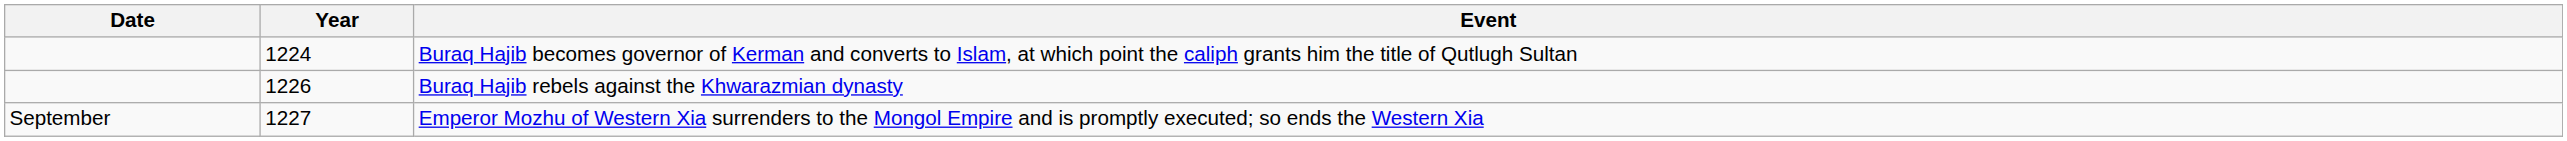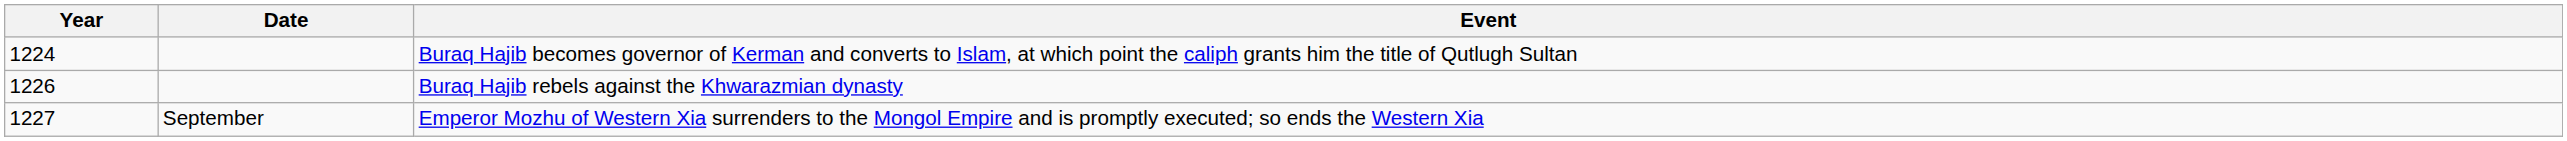columns swapped: (337, 20) <-> (133, 20)
